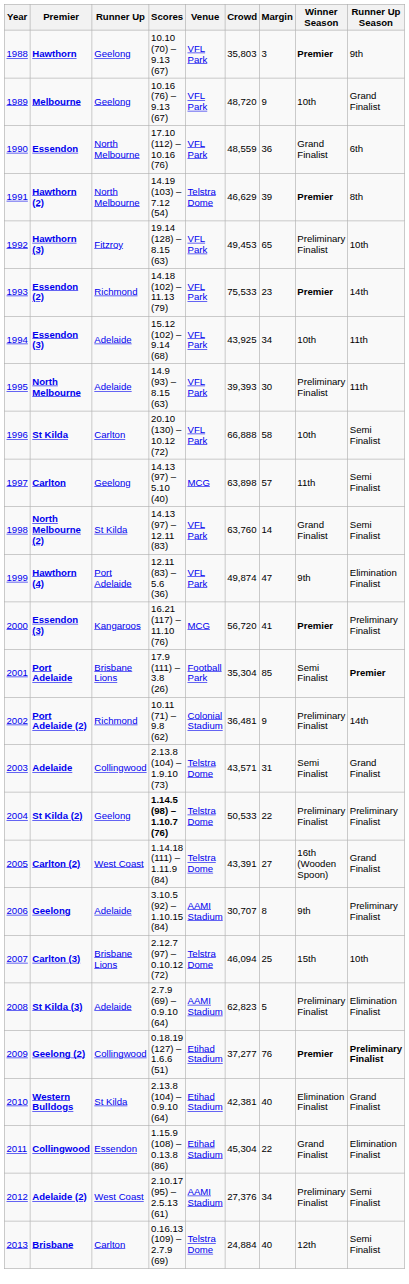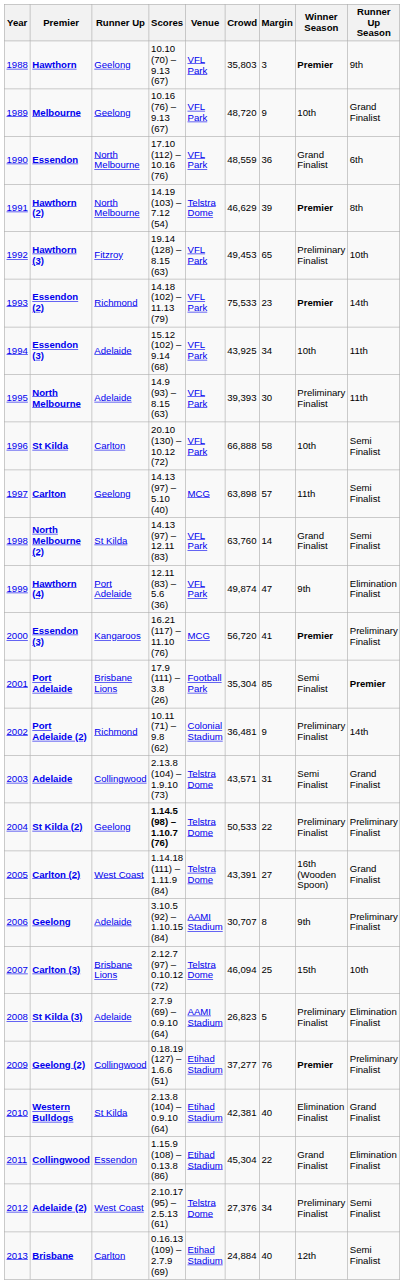(242, 1006) 62,823 -> (242, 1017) 26,823
(376, 1054) bold -> (374, 1065) normal
(205, 1197) AAMI Stadium -> (202, 1208) Telstra Dome
(202, 1244) Telstra Dome -> (205, 1255) Etihad Stadium
